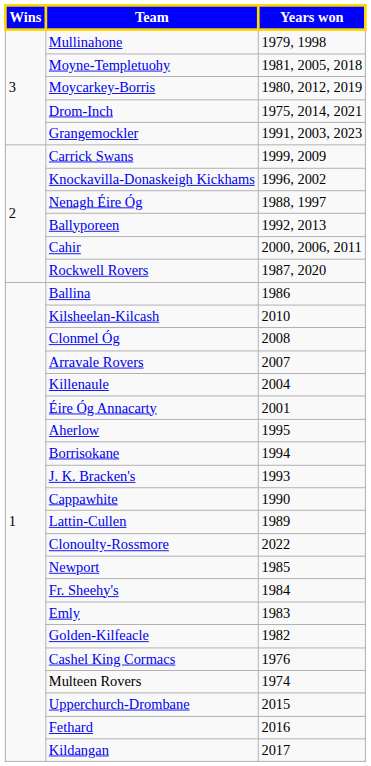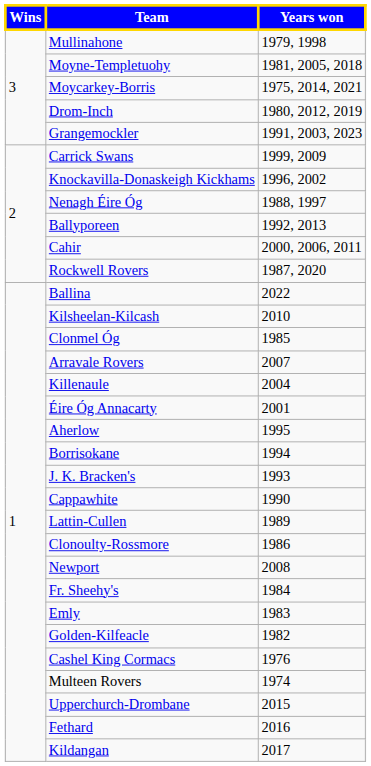(312, 88) 1980, 2012, 2019 -> (312, 88) 1975, 2014, 2021
(312, 110) 1975, 2014, 2021 -> (312, 110) 1980, 2012, 2019
(276, 293) 1986 -> (276, 293) 2022
(276, 339) 2008 -> (276, 339) 1985
(276, 544) 2022 -> (276, 544) 1986
(276, 567) 1985 -> (276, 567) 2008
